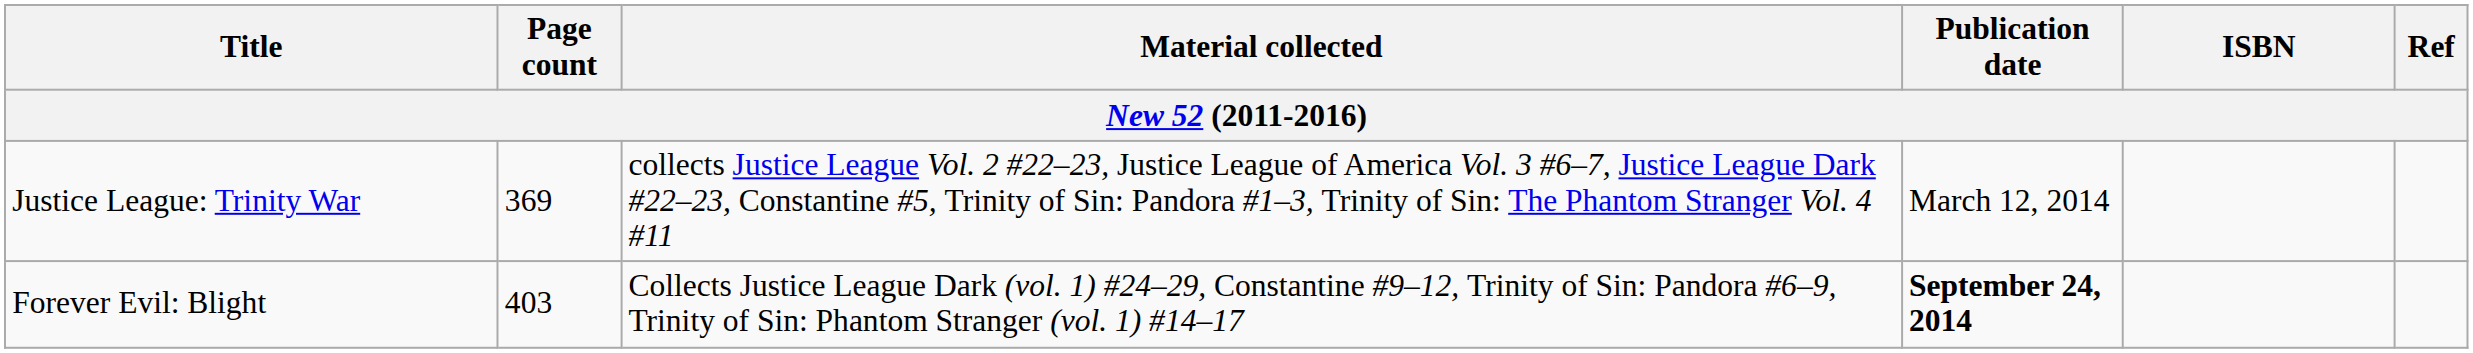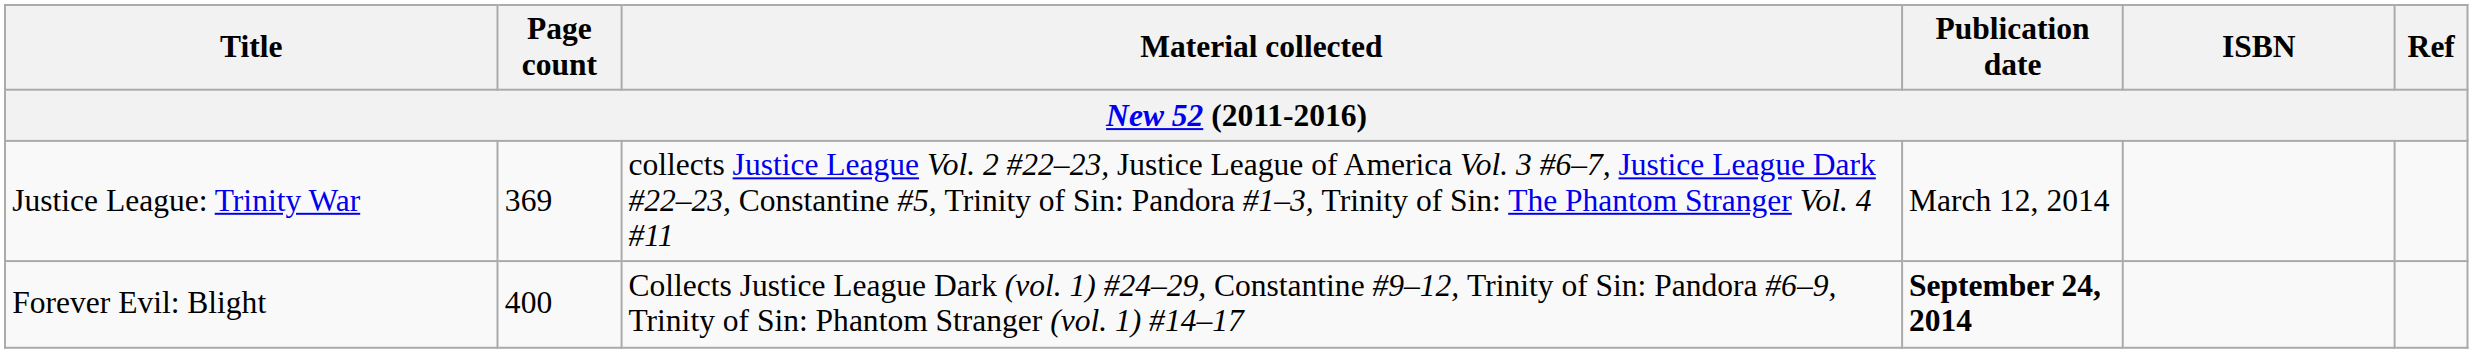(529, 303) 403 -> (529, 303) 400
